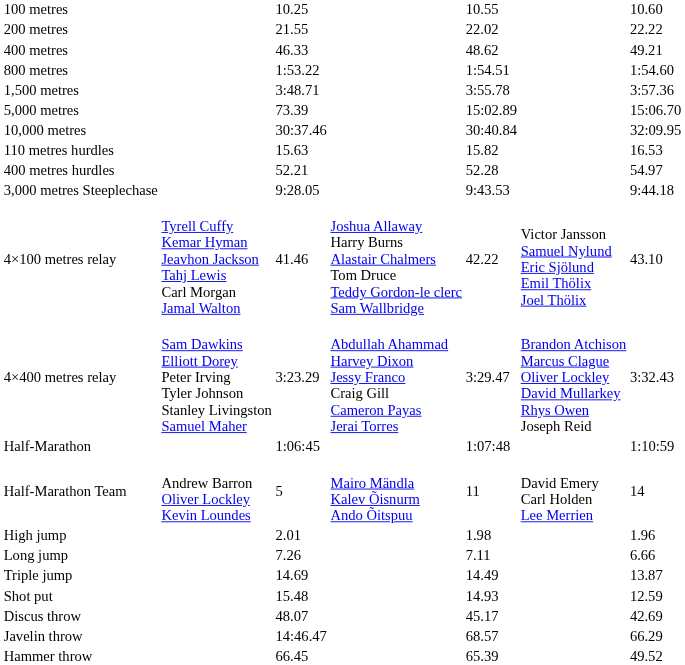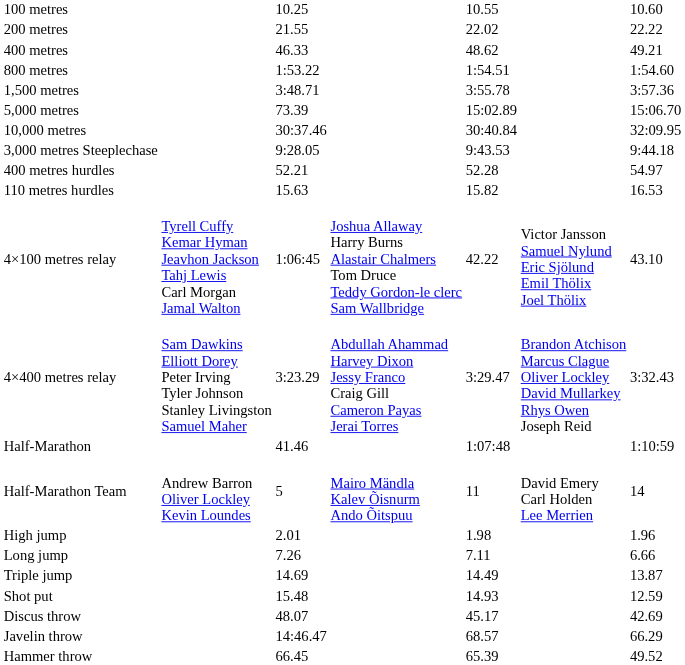rows swapped: (59, 150) <-> (81, 190)
(292, 259) 41.46 -> (298, 259) 1:06:45
(298, 446) 1:06:45 -> (292, 446) 41.46
